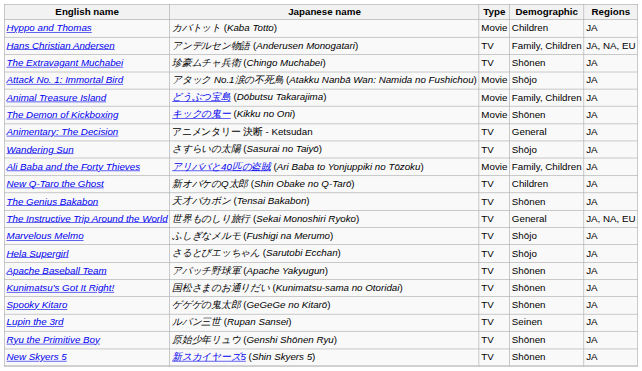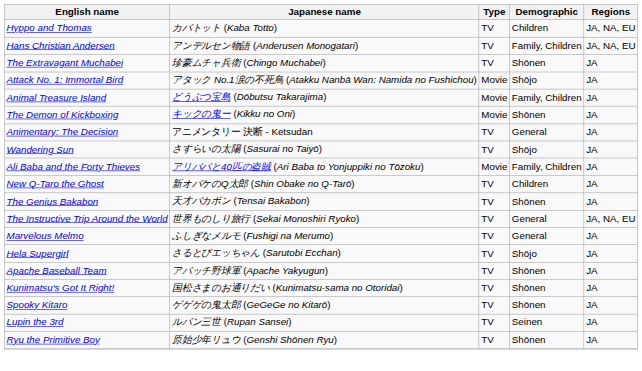(494, 28) Movie -> (488, 28) TV
(592, 28) JA -> (611, 28) JA, NA, EU
(524, 236) Shōjo -> (529, 236) General
- row: (37, 357)
